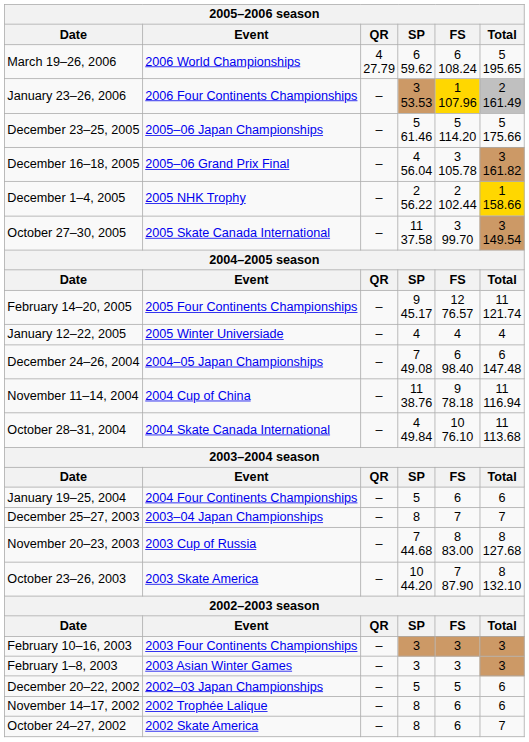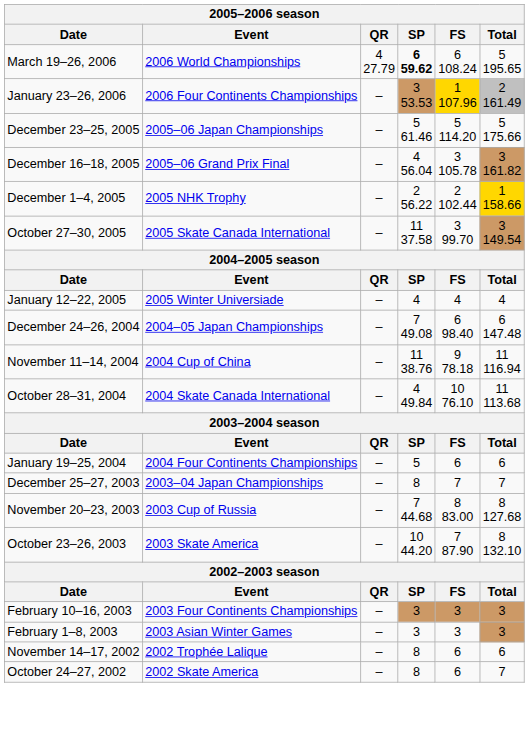(417, 61) normal -> (417, 61) bold
- row: (70, 307)
- row: (73, 686)
